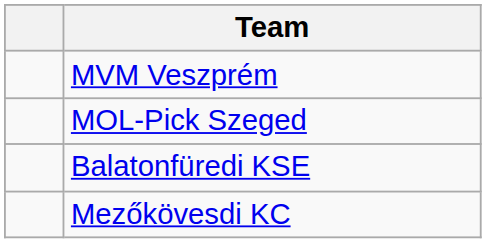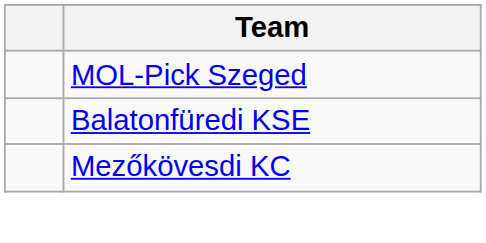- row: (174, 74)
